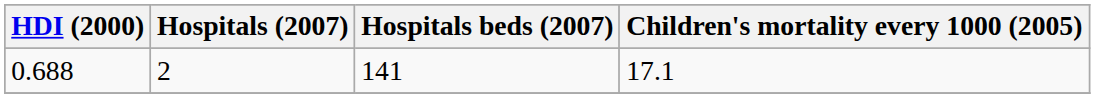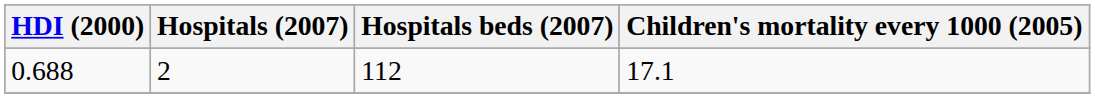(382, 70) 141 -> (381, 70) 112
